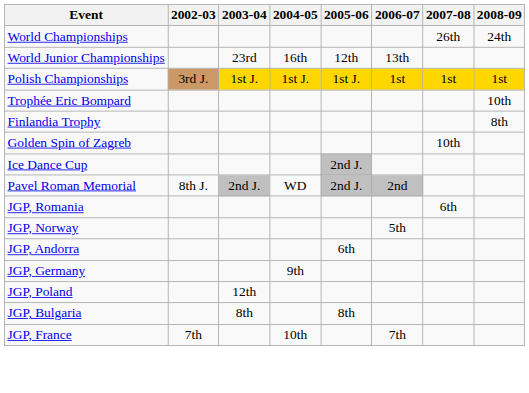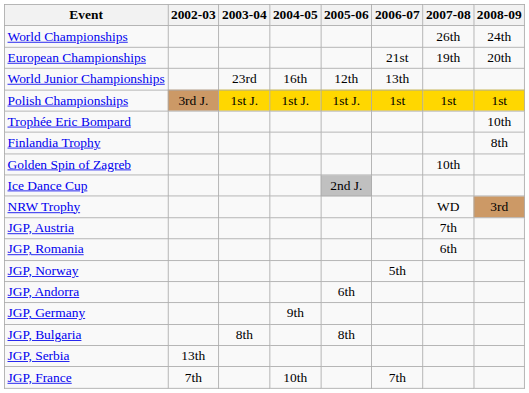+ row: (77, 57)
+ row: (44, 206)
- row: (72, 185)
+ row: (41, 228)
- row: (40, 292)
+ row: (39, 356)
